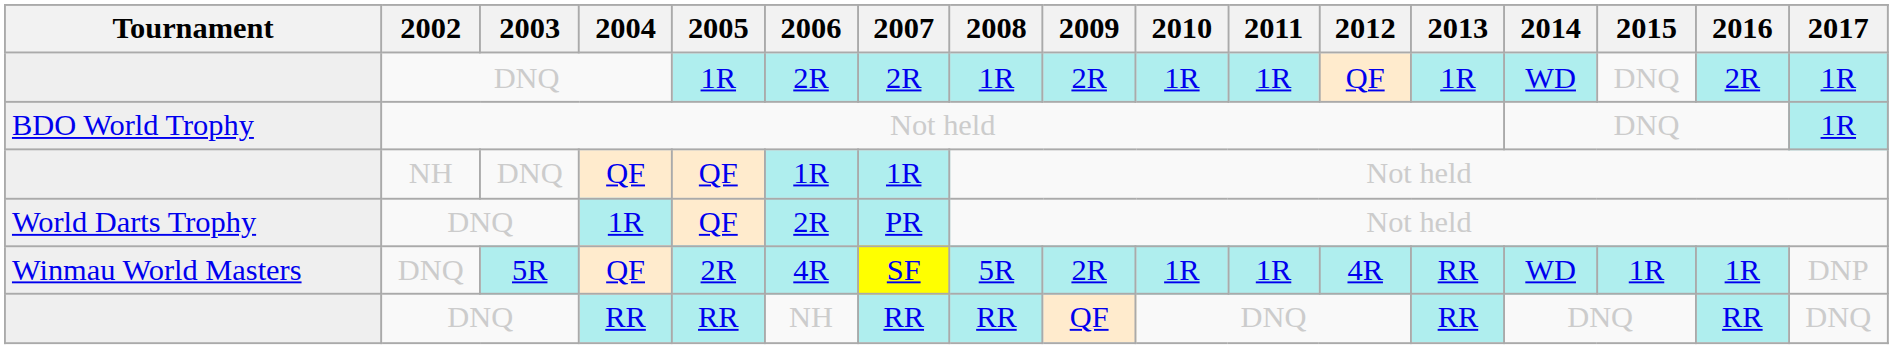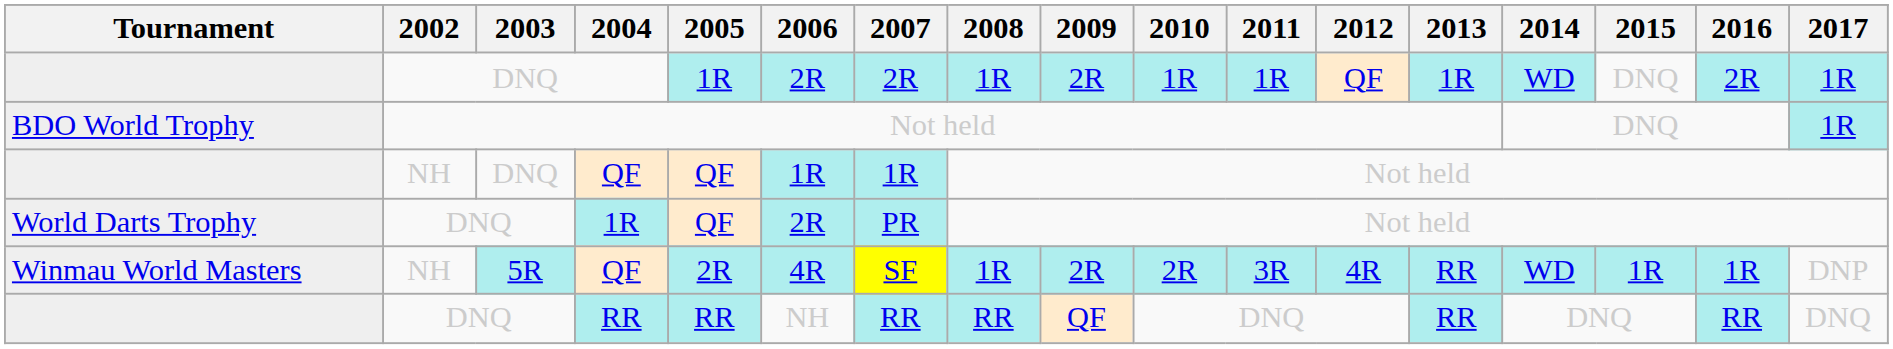(431, 269) DNQ -> (429, 269) NH
(996, 269) 5R -> (993, 269) 1R
(1182, 269) 1R -> (1179, 269) 2R
(1274, 269) 1R -> (1271, 269) 3R
